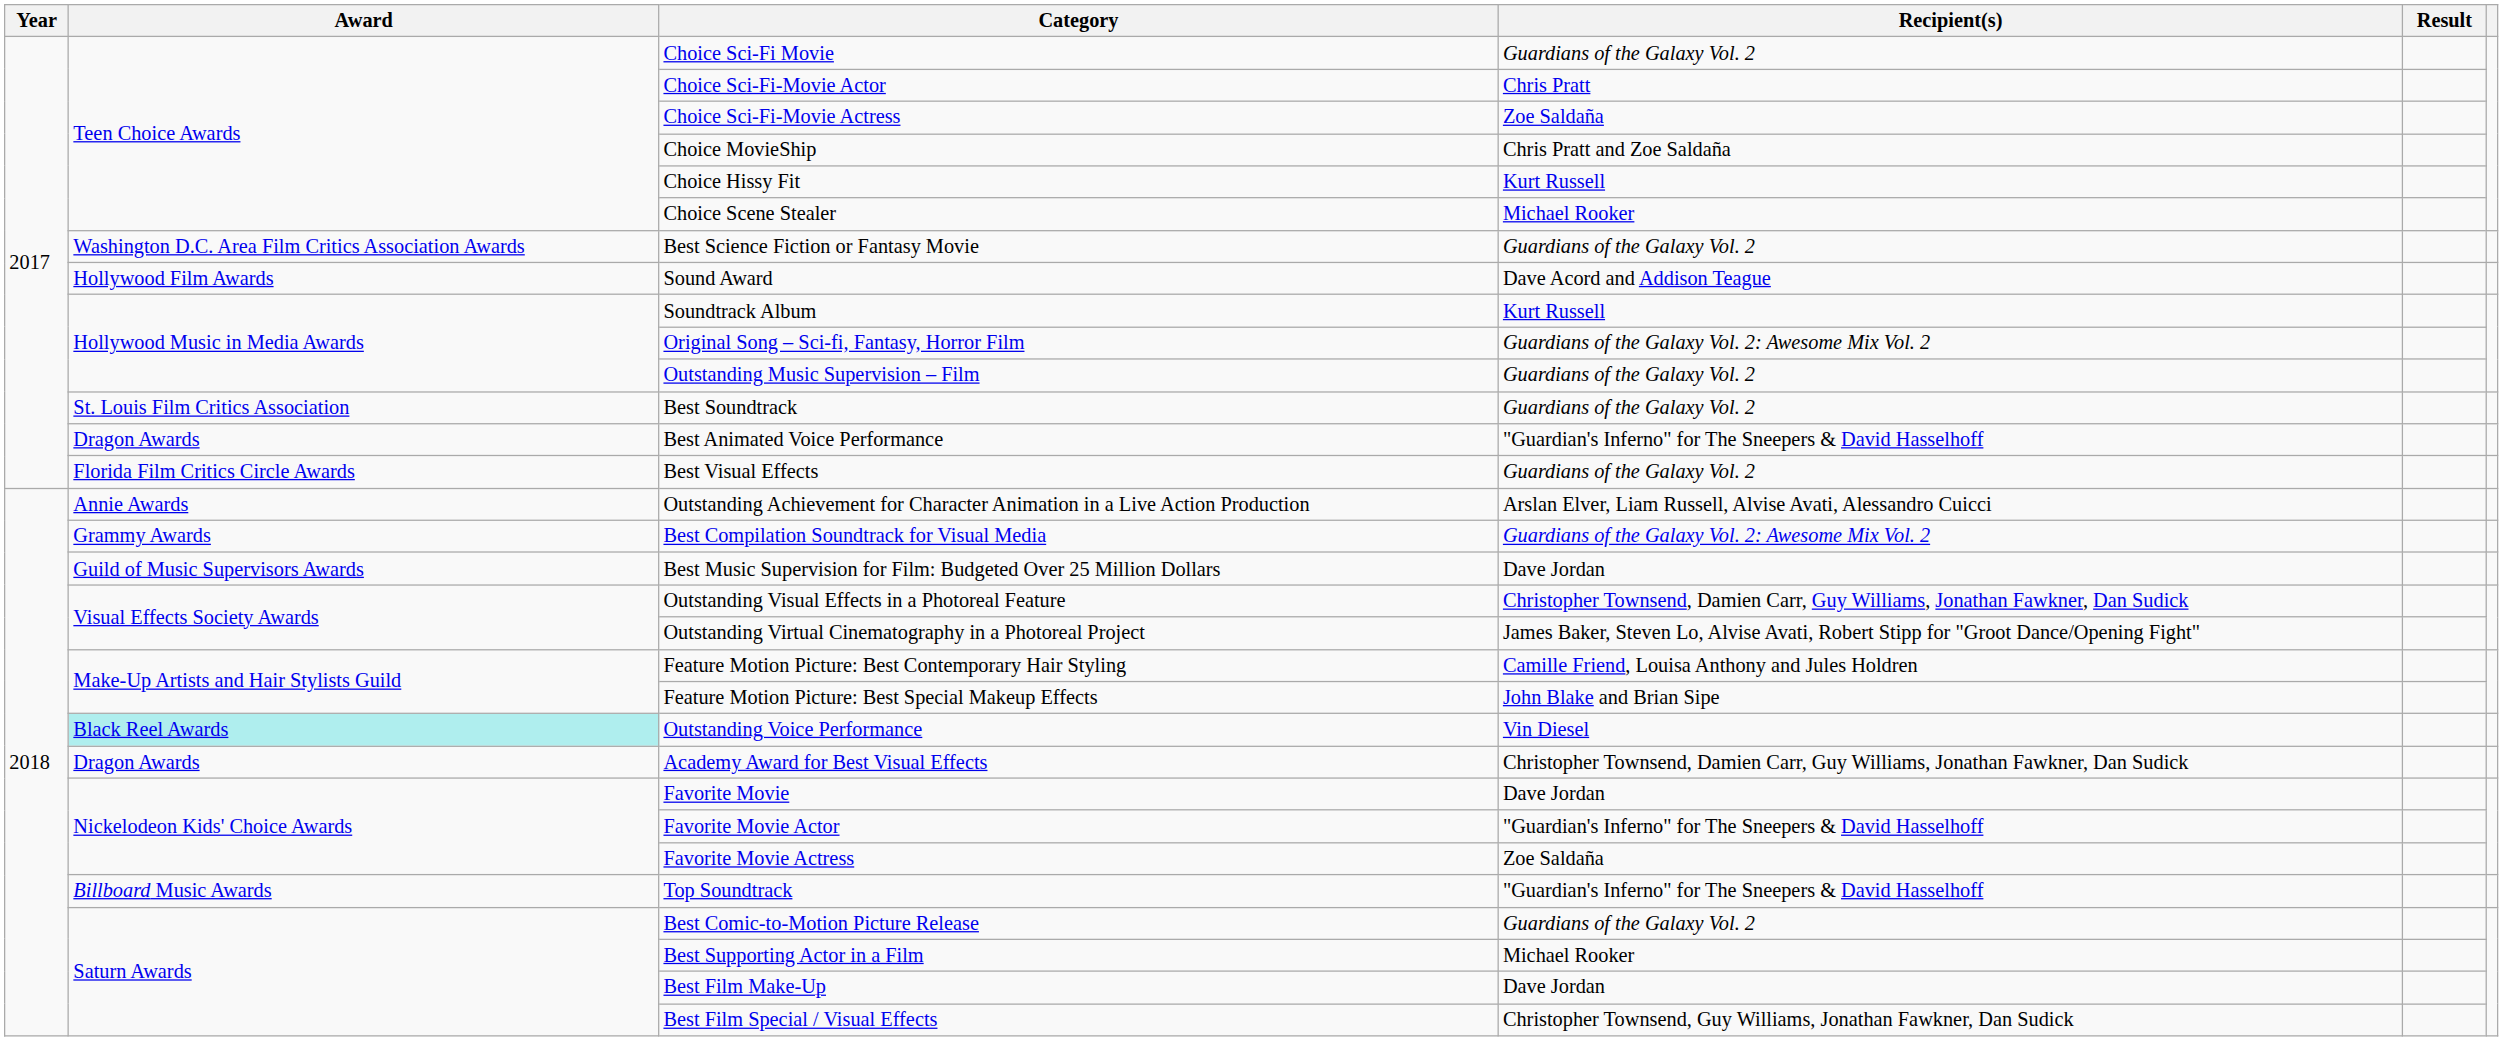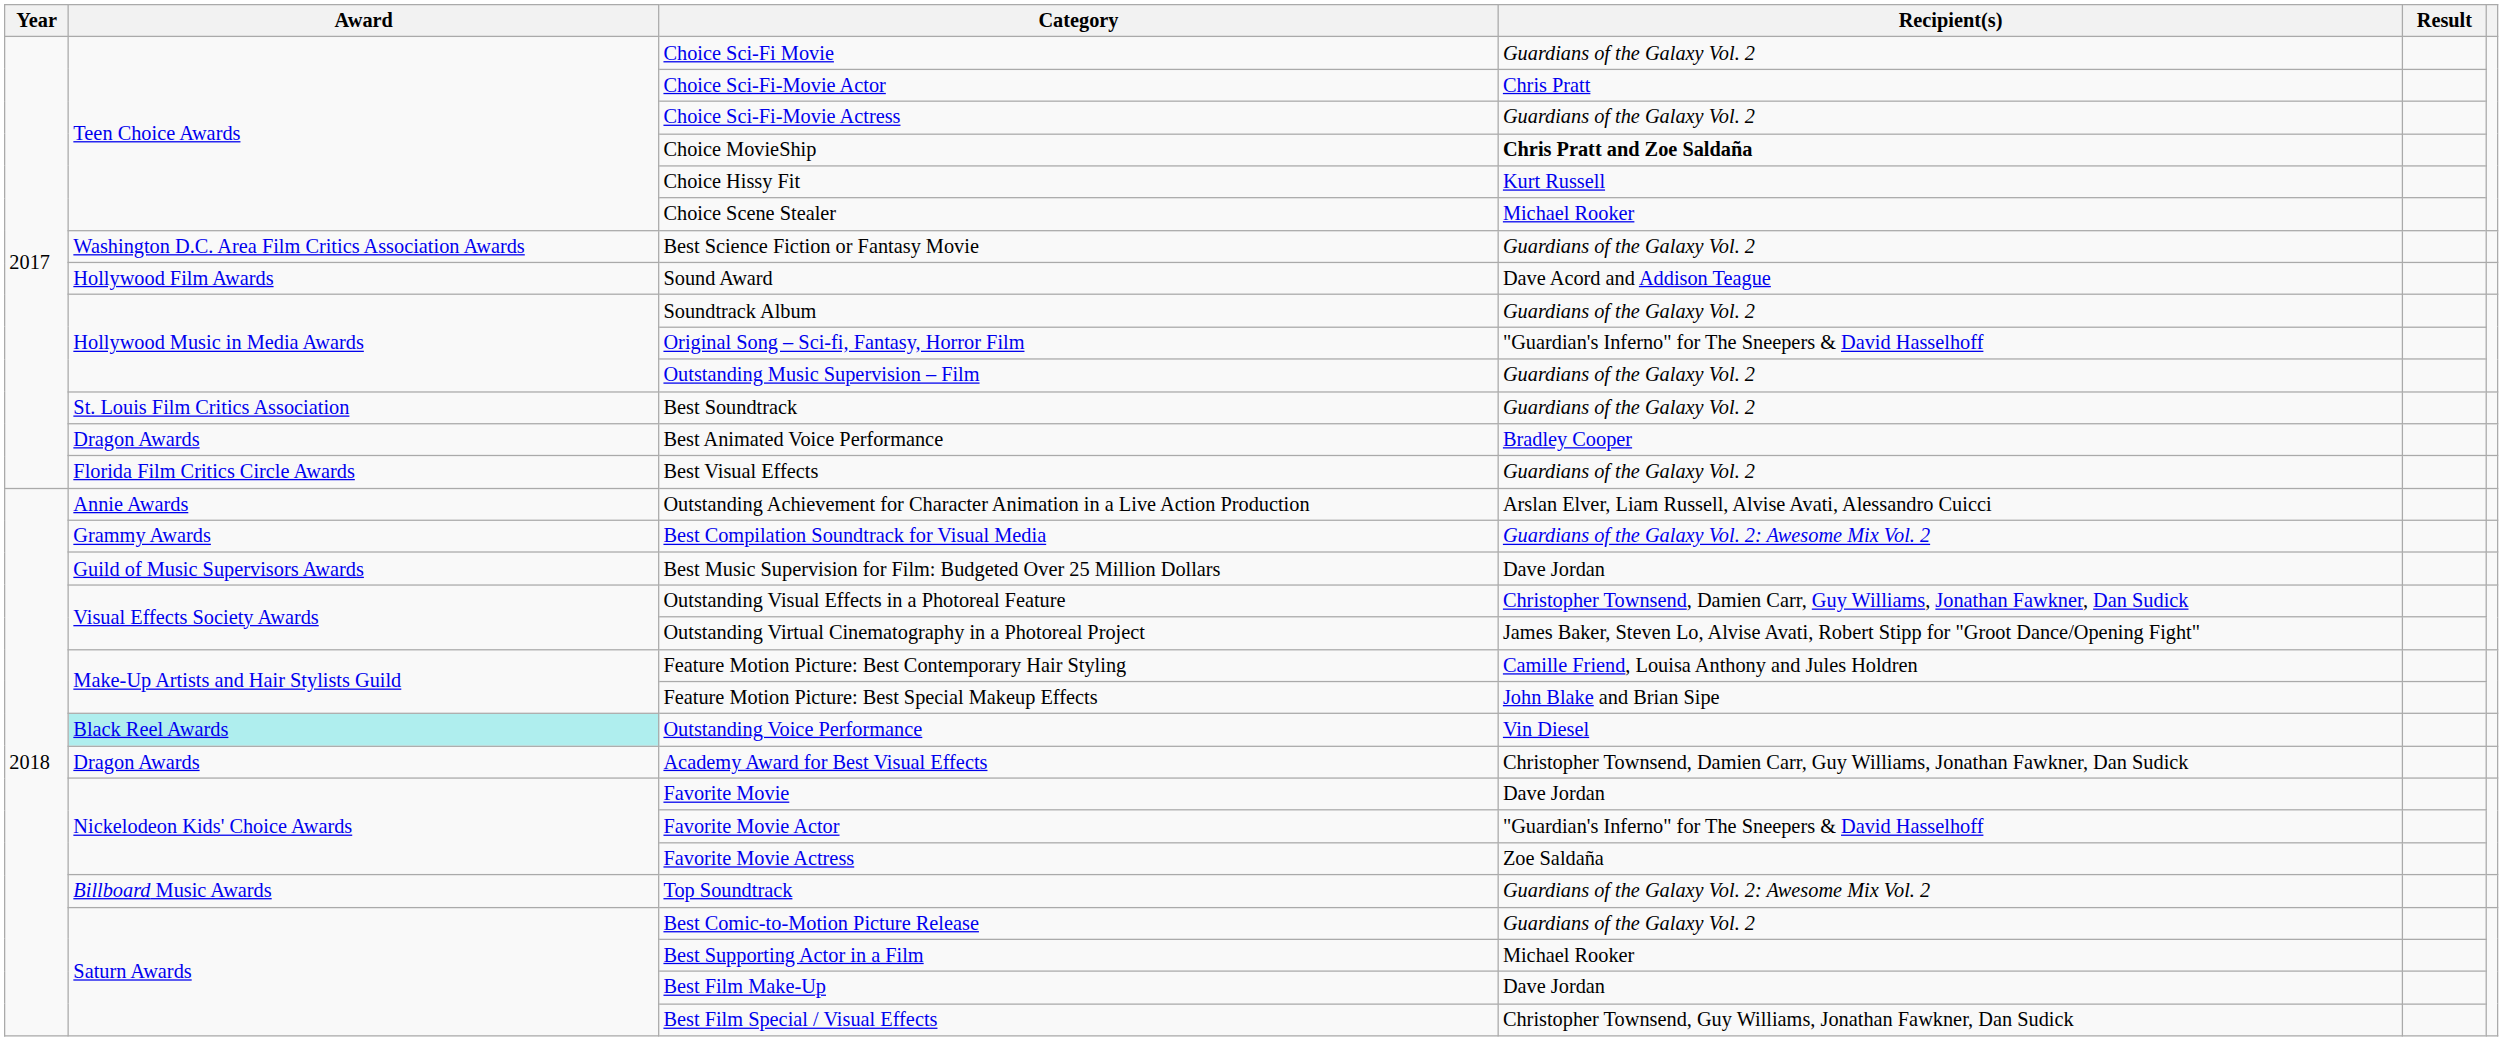(1553, 117) Zoe Saldaña -> (1629, 117) Guardians of the Galaxy Vol. 2
(1617, 149) normal -> (1628, 149) bold
(1554, 310) Kurt Russell -> (1629, 310) Guardians of the Galaxy Vol. 2
(1717, 342) Guardians of the Galaxy Vol. 2: Awesome Mix Vol. 2 -> (1743, 342) "Guardian's Inferno" for The Sneepers & David Hasselhoff
(1743, 439) "Guardian's Inferno" for The Sneepers & David Hasselhoff -> (1568, 439) Bradley Cooper
(1743, 890) "Guardian's Inferno" for The Sneepers & David Hasselhoff -> (1717, 890) Guardians of the Galaxy Vol. 2: Awesome Mix Vol. 2
